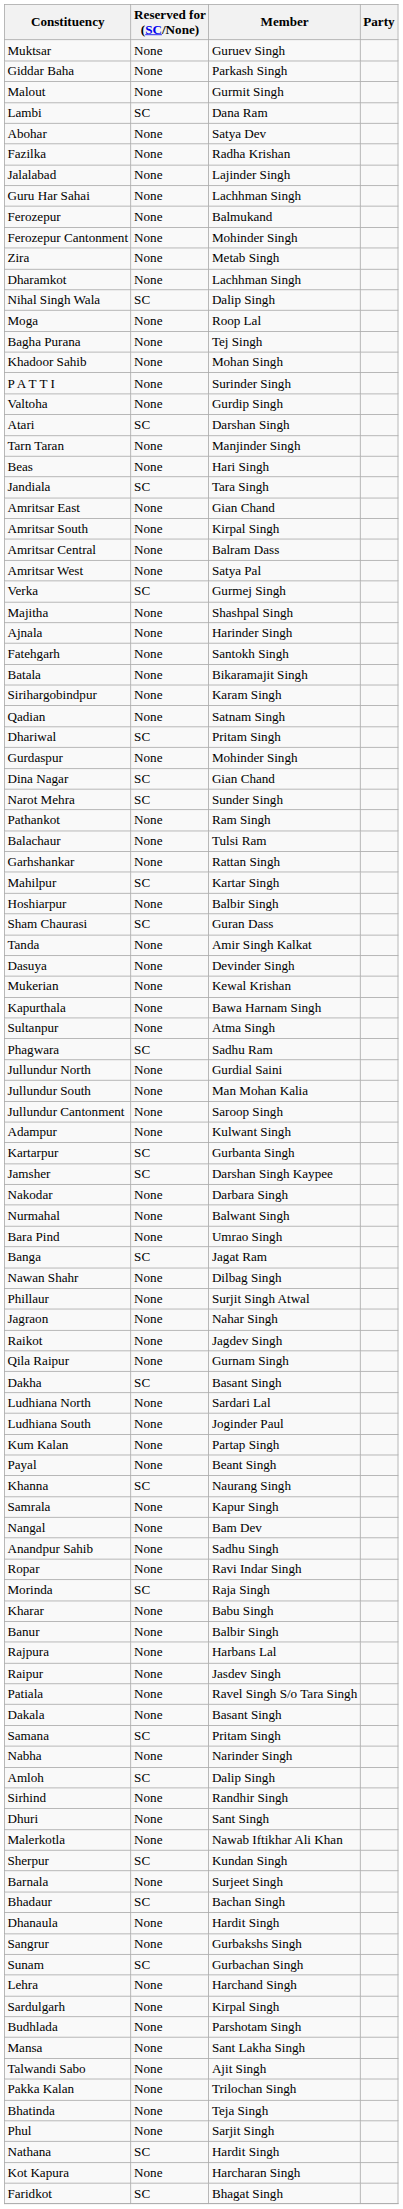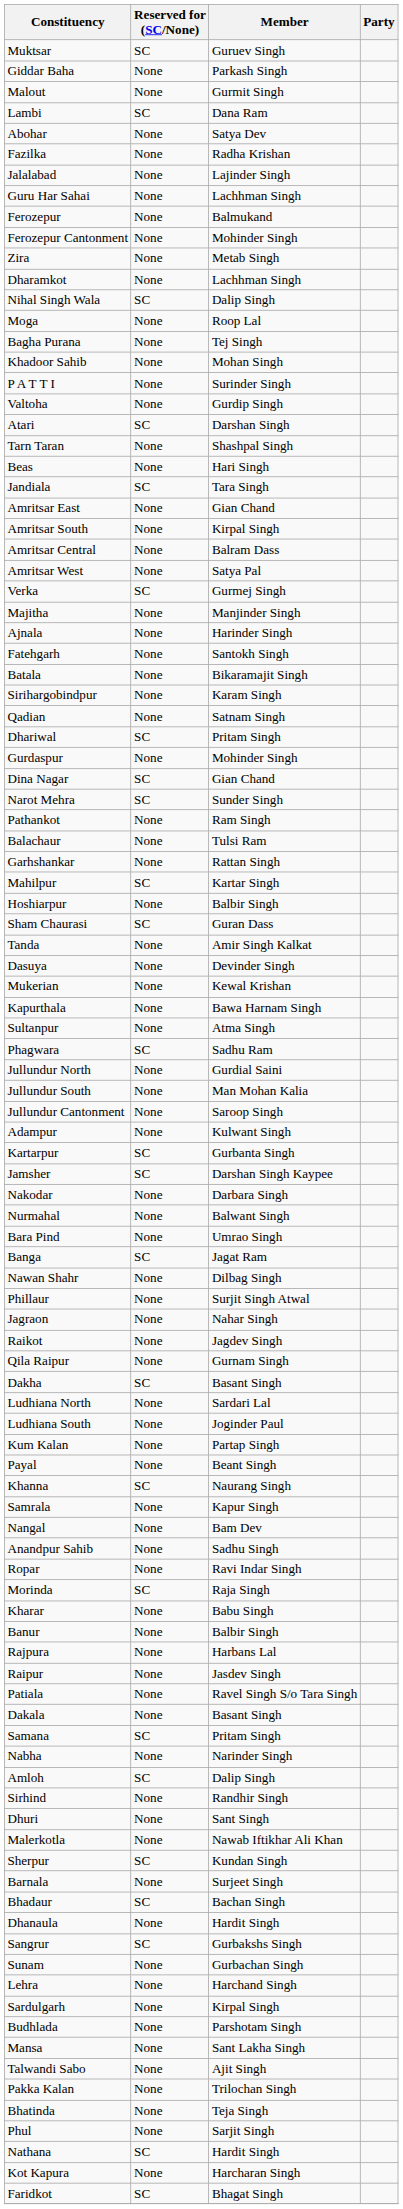(148, 50) None -> (142, 50) SC
(256, 445) Manjinder Singh -> (253, 445) Shashpal Singh
(253, 612) Shashpal Singh -> (256, 612) Manjinder Singh
(148, 1943) None -> (142, 1943) SC
(142, 1964) SC -> (148, 1964) None
